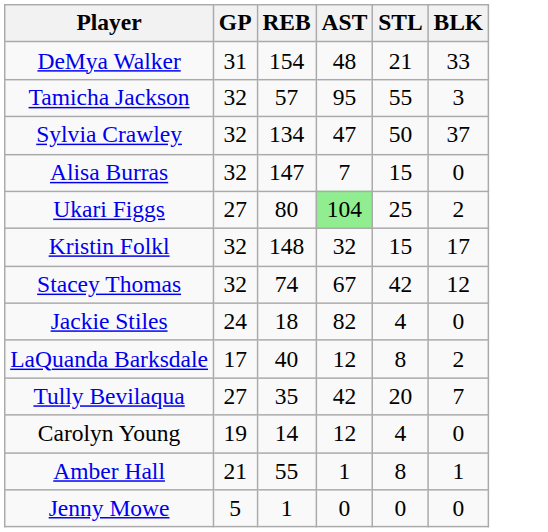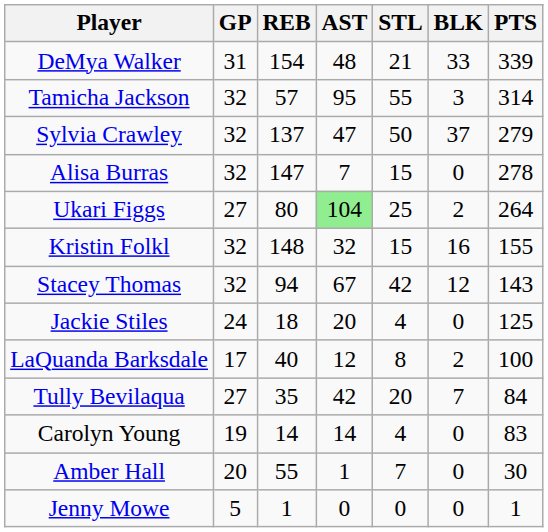+ column: (516, 23)
(287, 135) 134 -> (287, 135) 137
(458, 246) 17 -> (458, 246) 16
(287, 284) 74 -> (287, 284) 94
(344, 321) 82 -> (344, 321) 20
(344, 433) 12 -> (344, 433) 14
(235, 470) 21 -> (235, 470) 20
(400, 470) 8 -> (400, 470) 7
(458, 470) 1 -> (458, 470) 0
